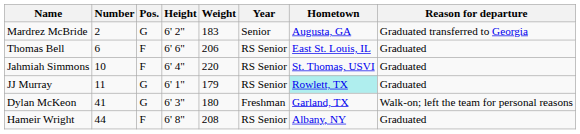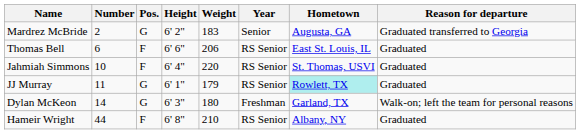(100, 102) 41 -> (100, 102) 14
(210, 119) 208 -> (210, 119) 210
